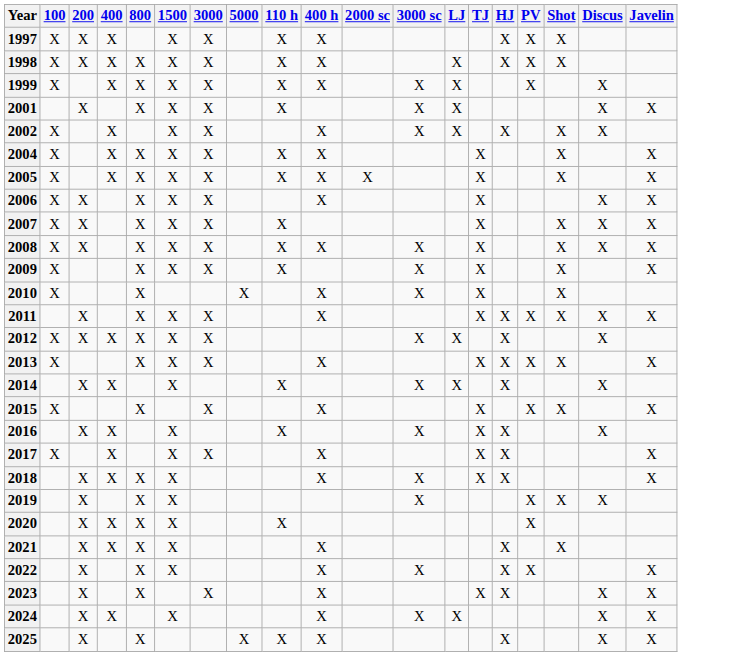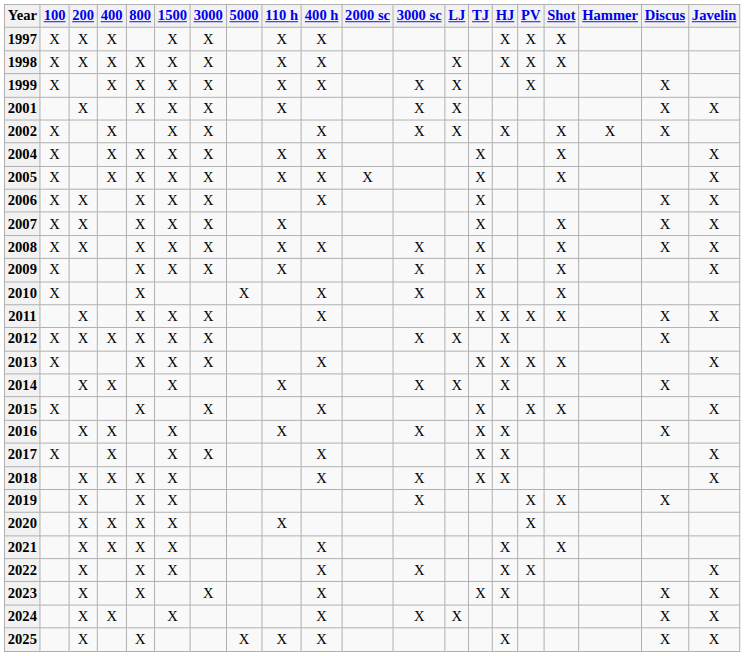+ column: (610, 16)
